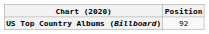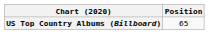(184, 23) 92 -> (184, 23) 65
